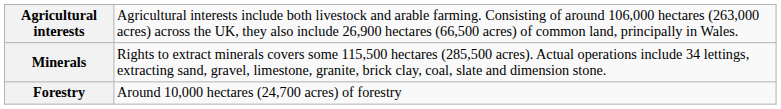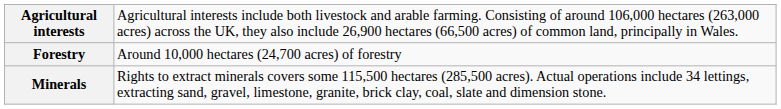rows swapped: (59, 92) <-> (59, 62)
